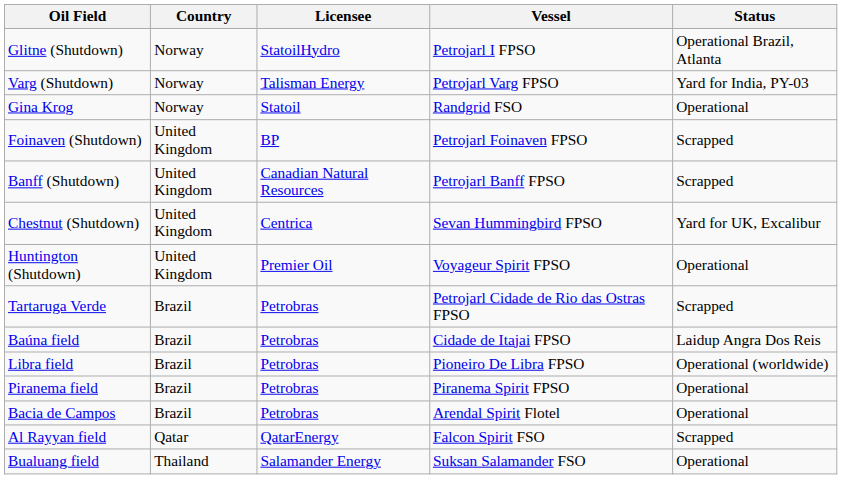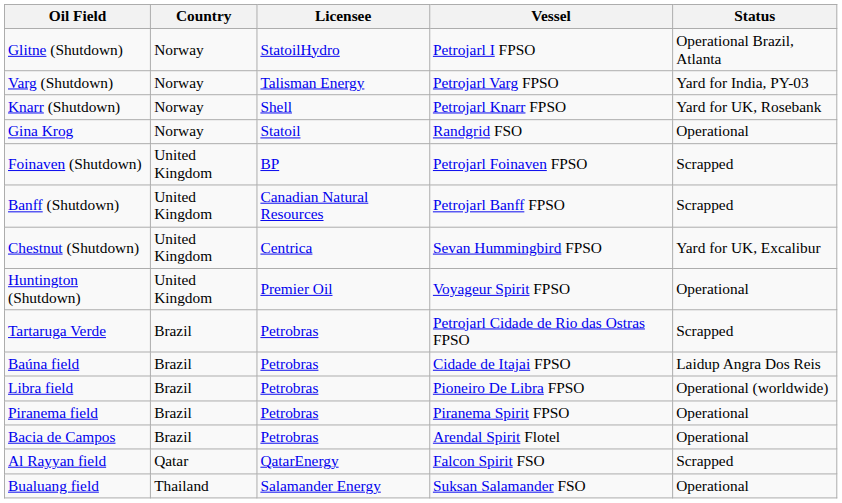+ row: (64, 107)
